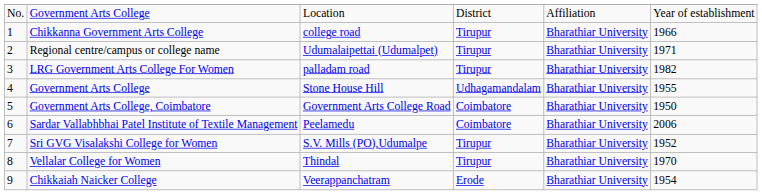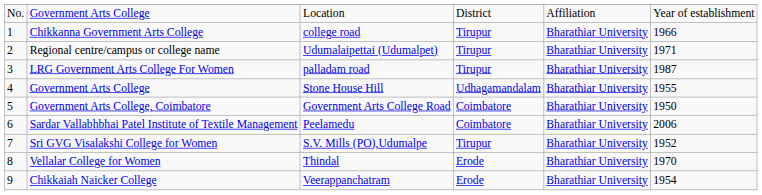(665, 69) 1982 -> (665, 69) 1987
(474, 161) Tirupur -> (470, 161) Erode
